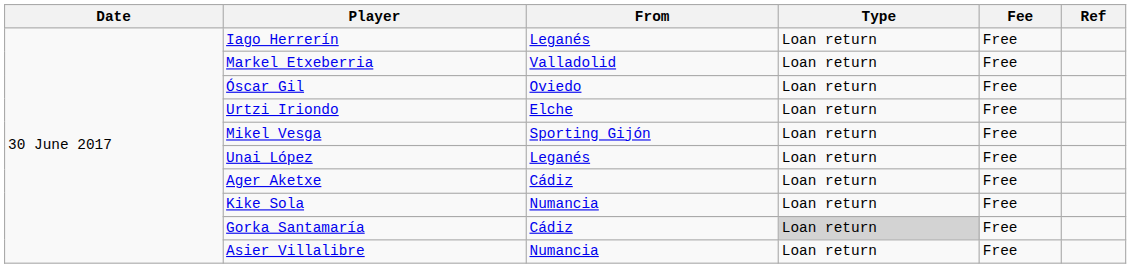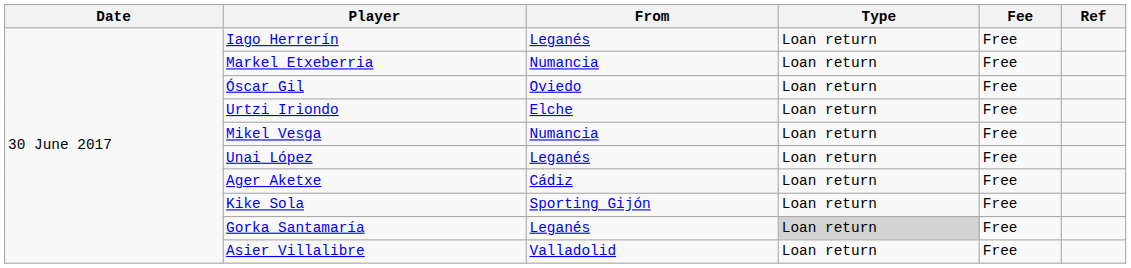(573, 63) Valladolid -> (564, 63) Numancia
(590, 134) Sporting Gijón -> (564, 134) Numancia
(564, 204) Numancia -> (590, 204) Sporting Gijón
(551, 228) Cádiz -> (560, 228) Leganés
(564, 251) Numancia -> (573, 251) Valladolid
